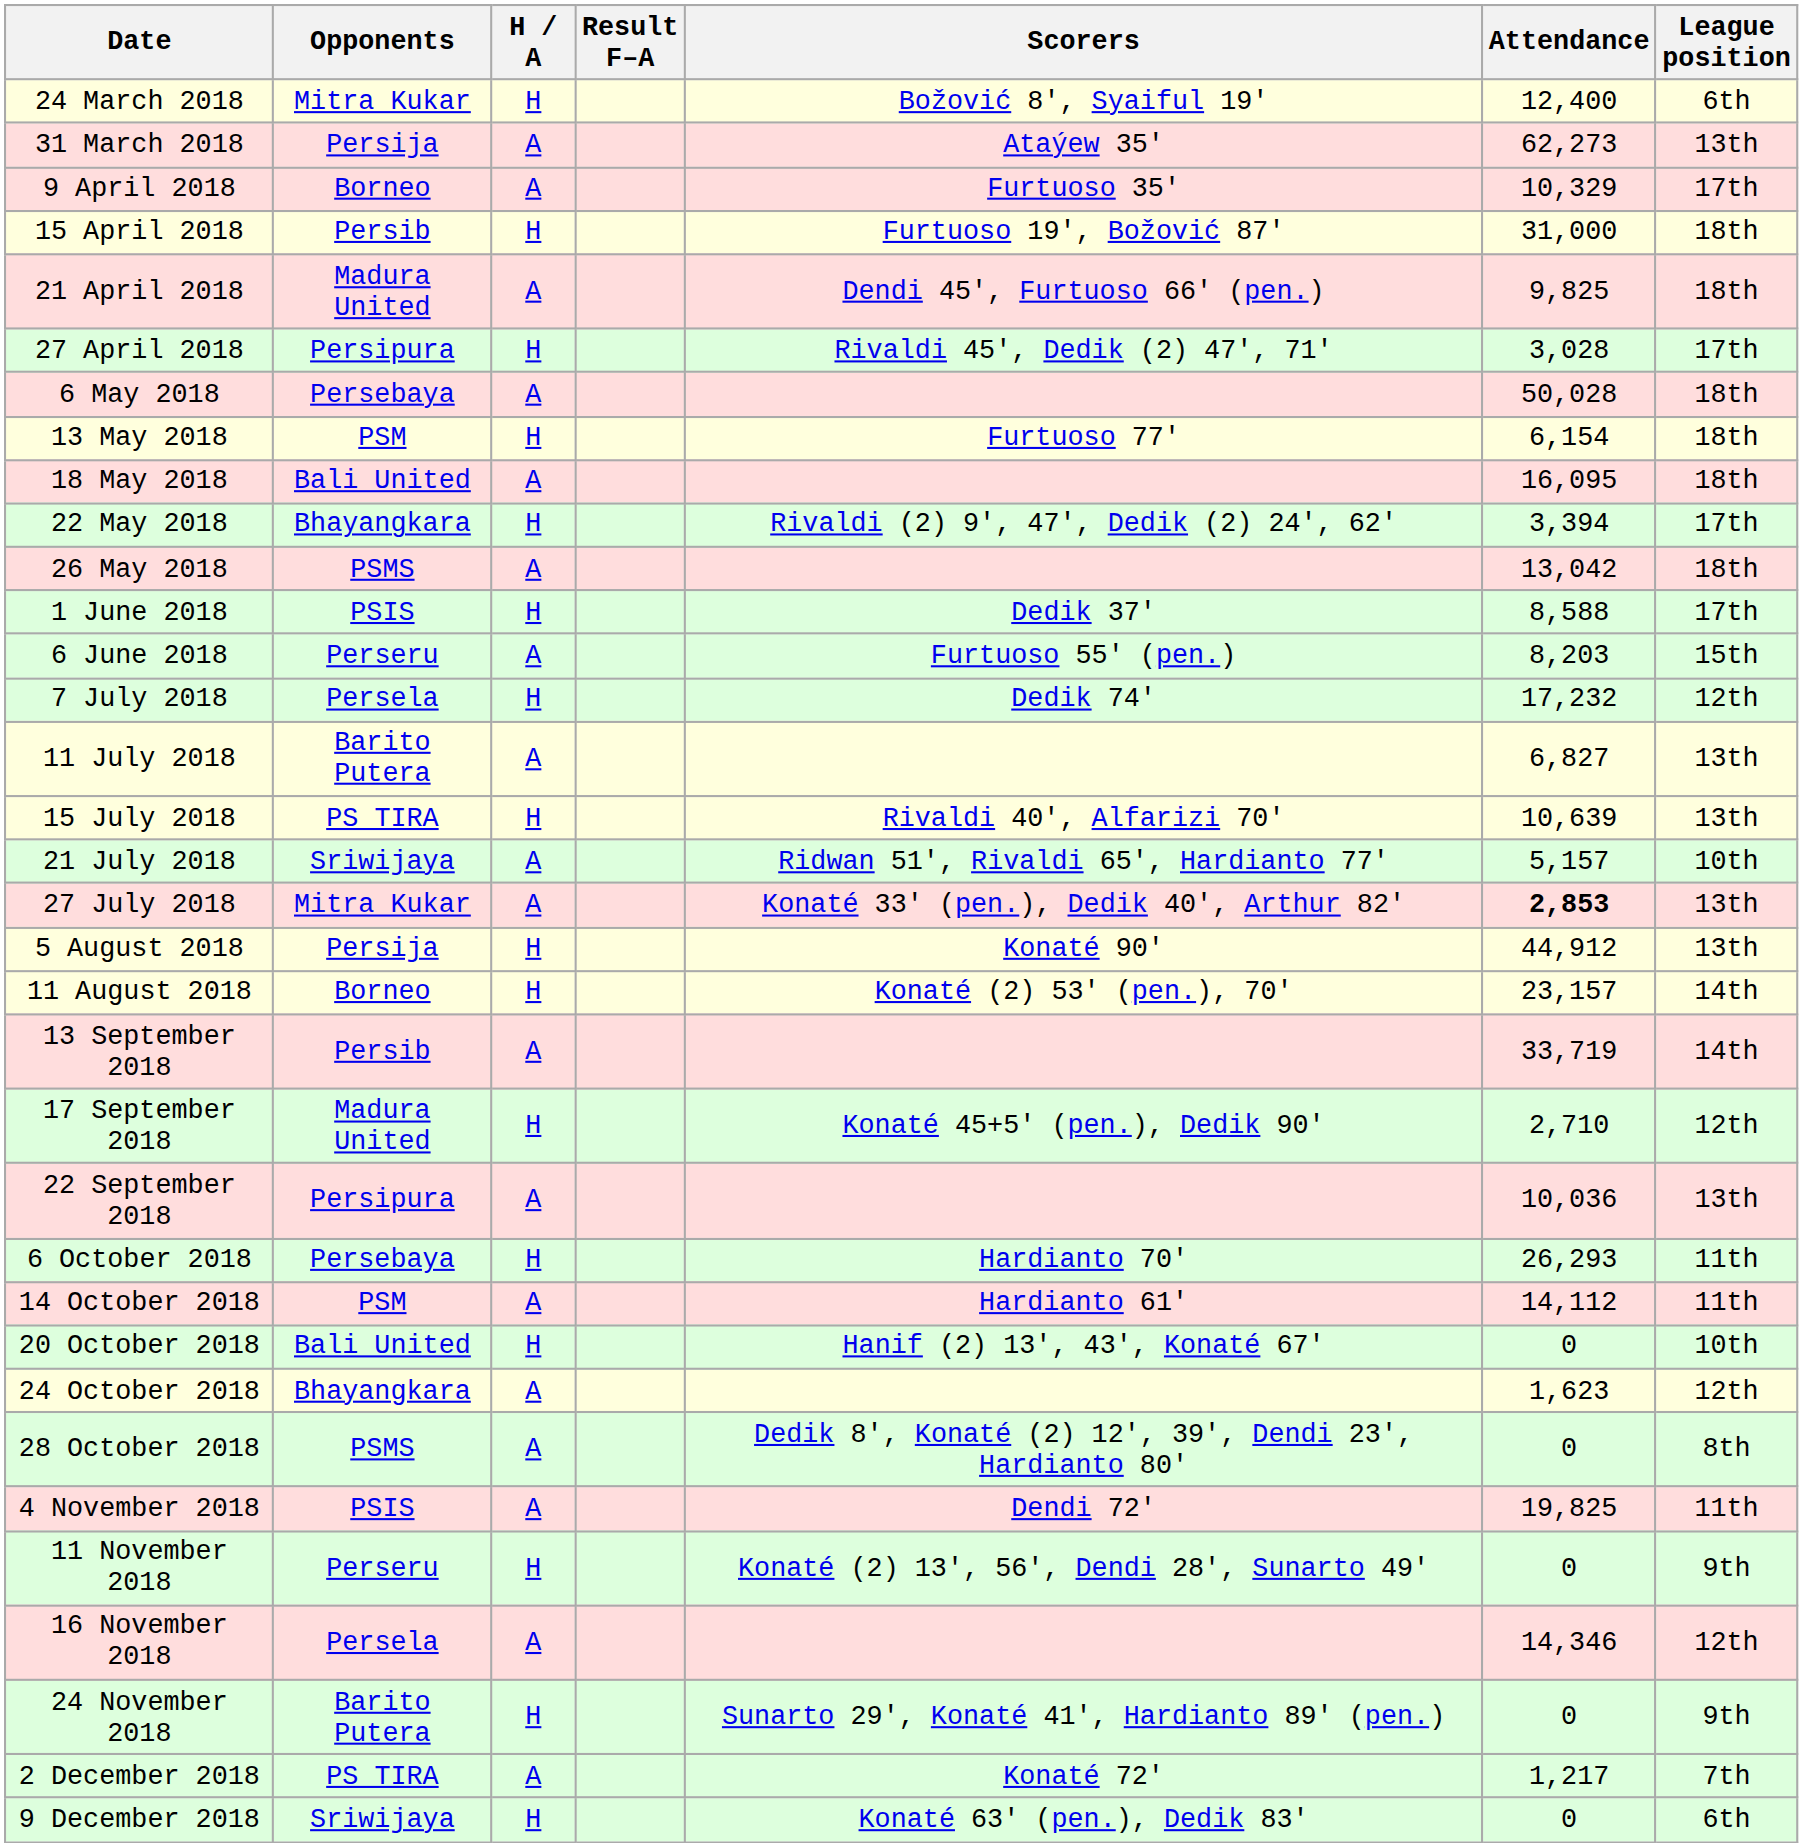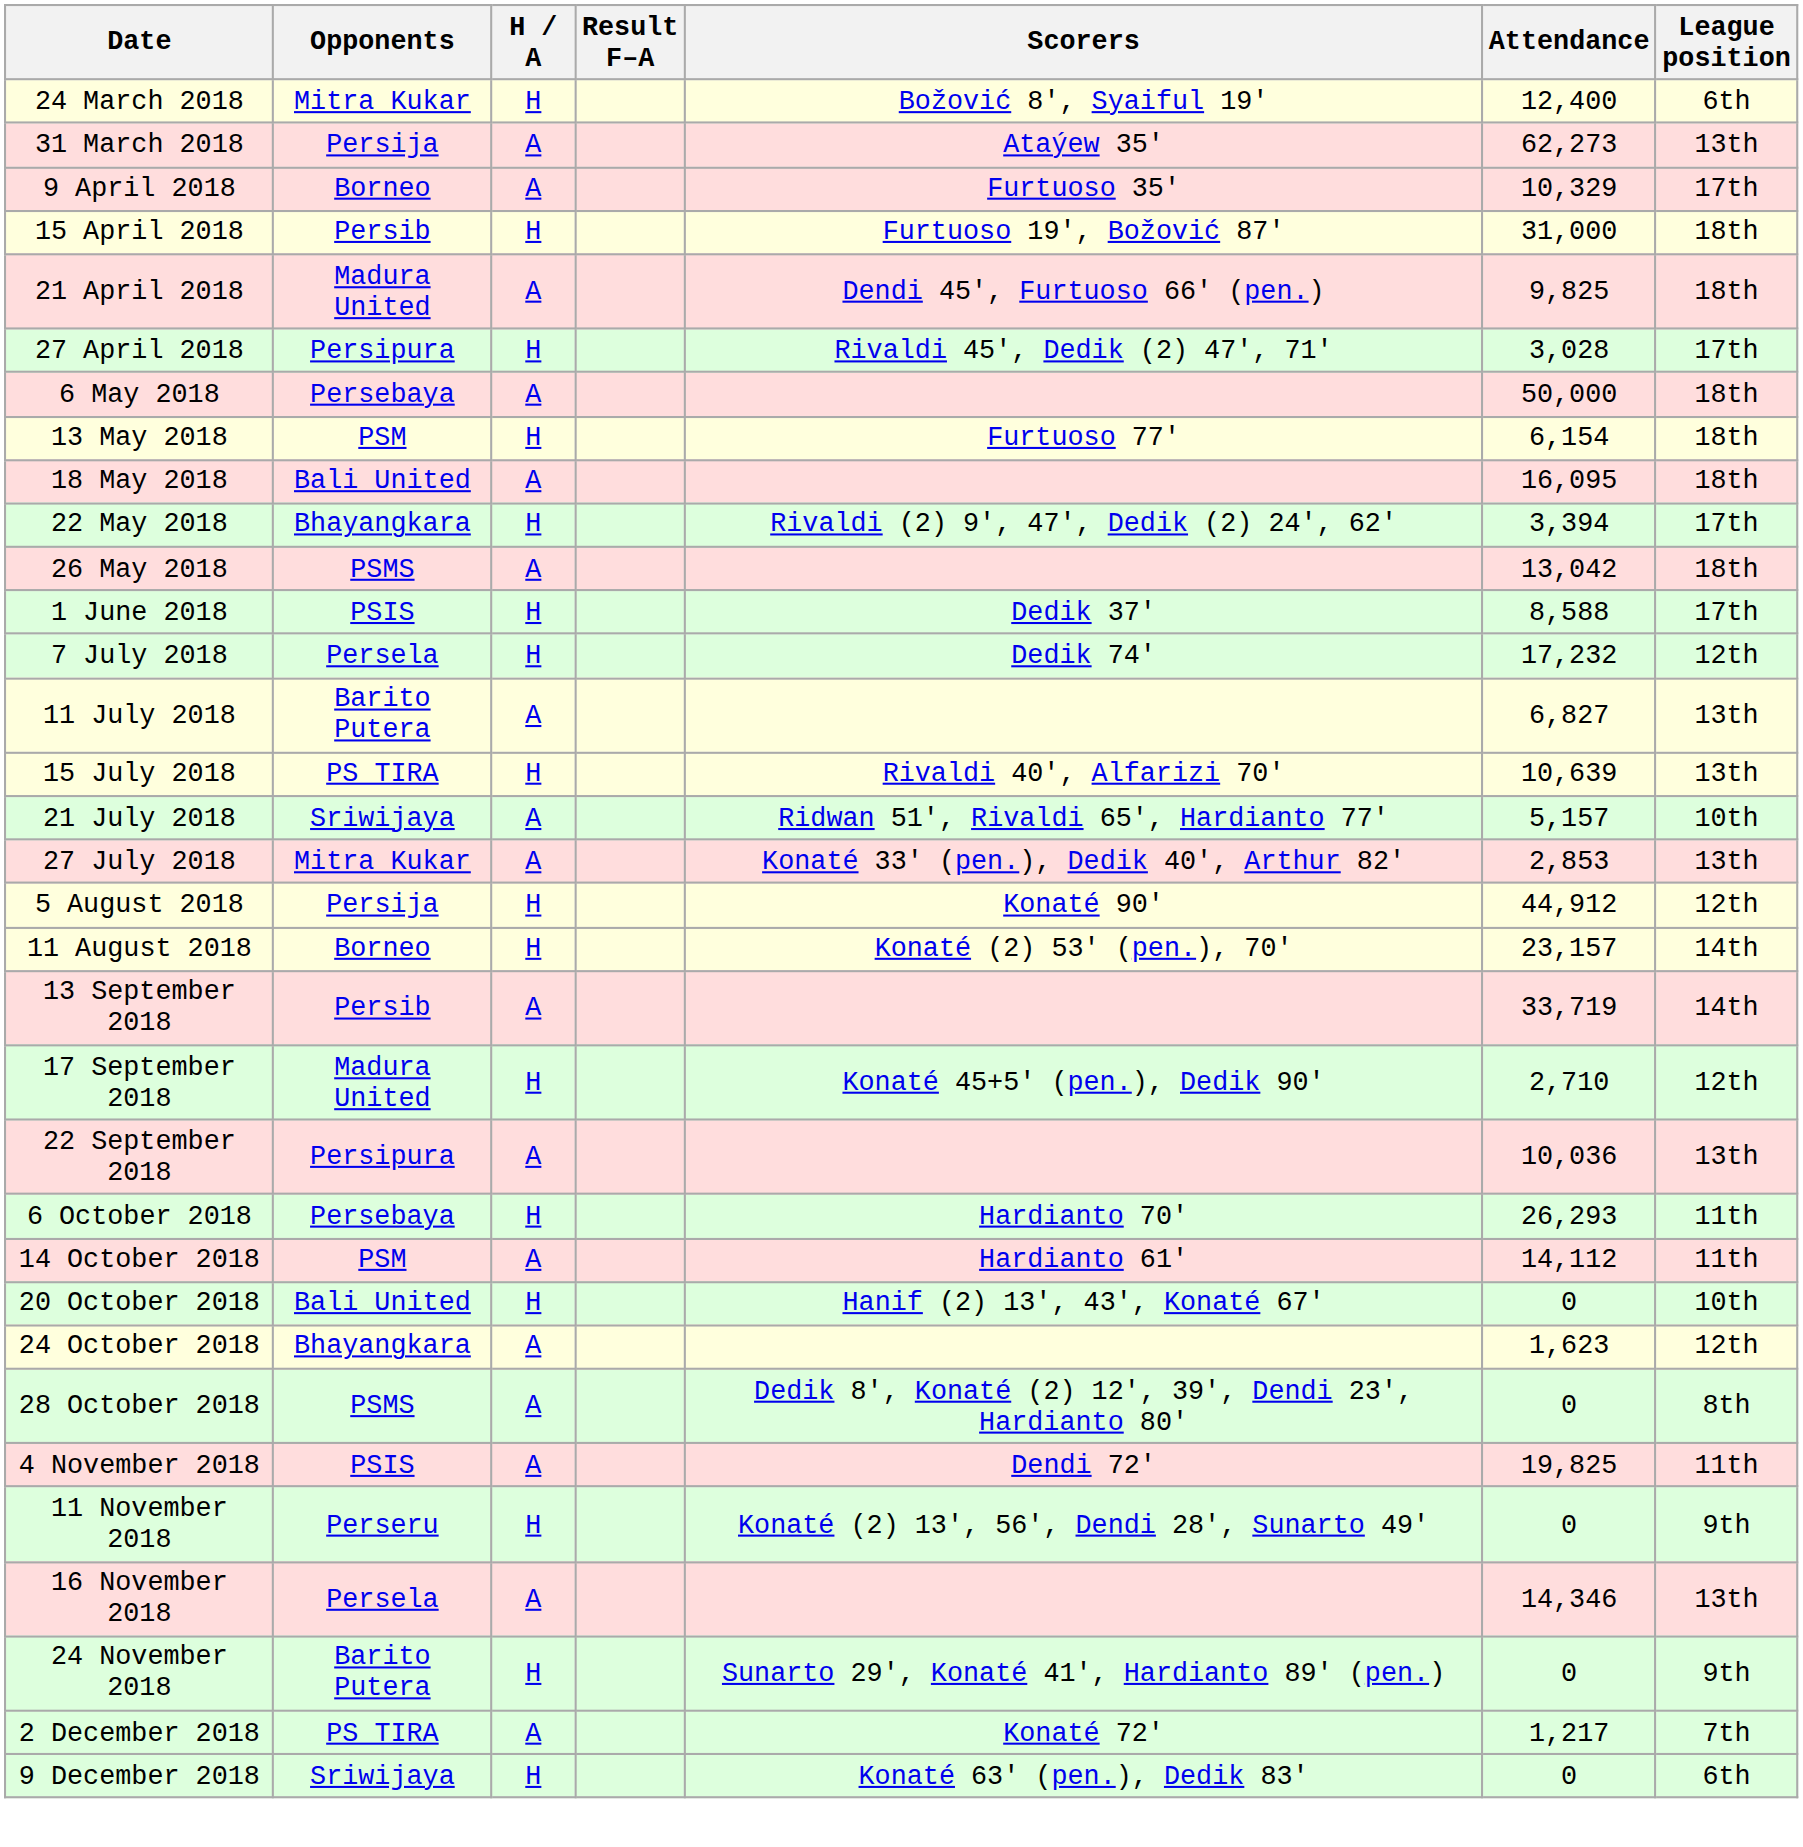(1569, 394) 50,028 -> (1569, 394) 50,000
- row: (139, 656)
(1569, 905) bold -> (1569, 862) normal
(1727, 949) 13th -> (1727, 905) 12th
(1727, 1643) 12th -> (1727, 1599) 13th
